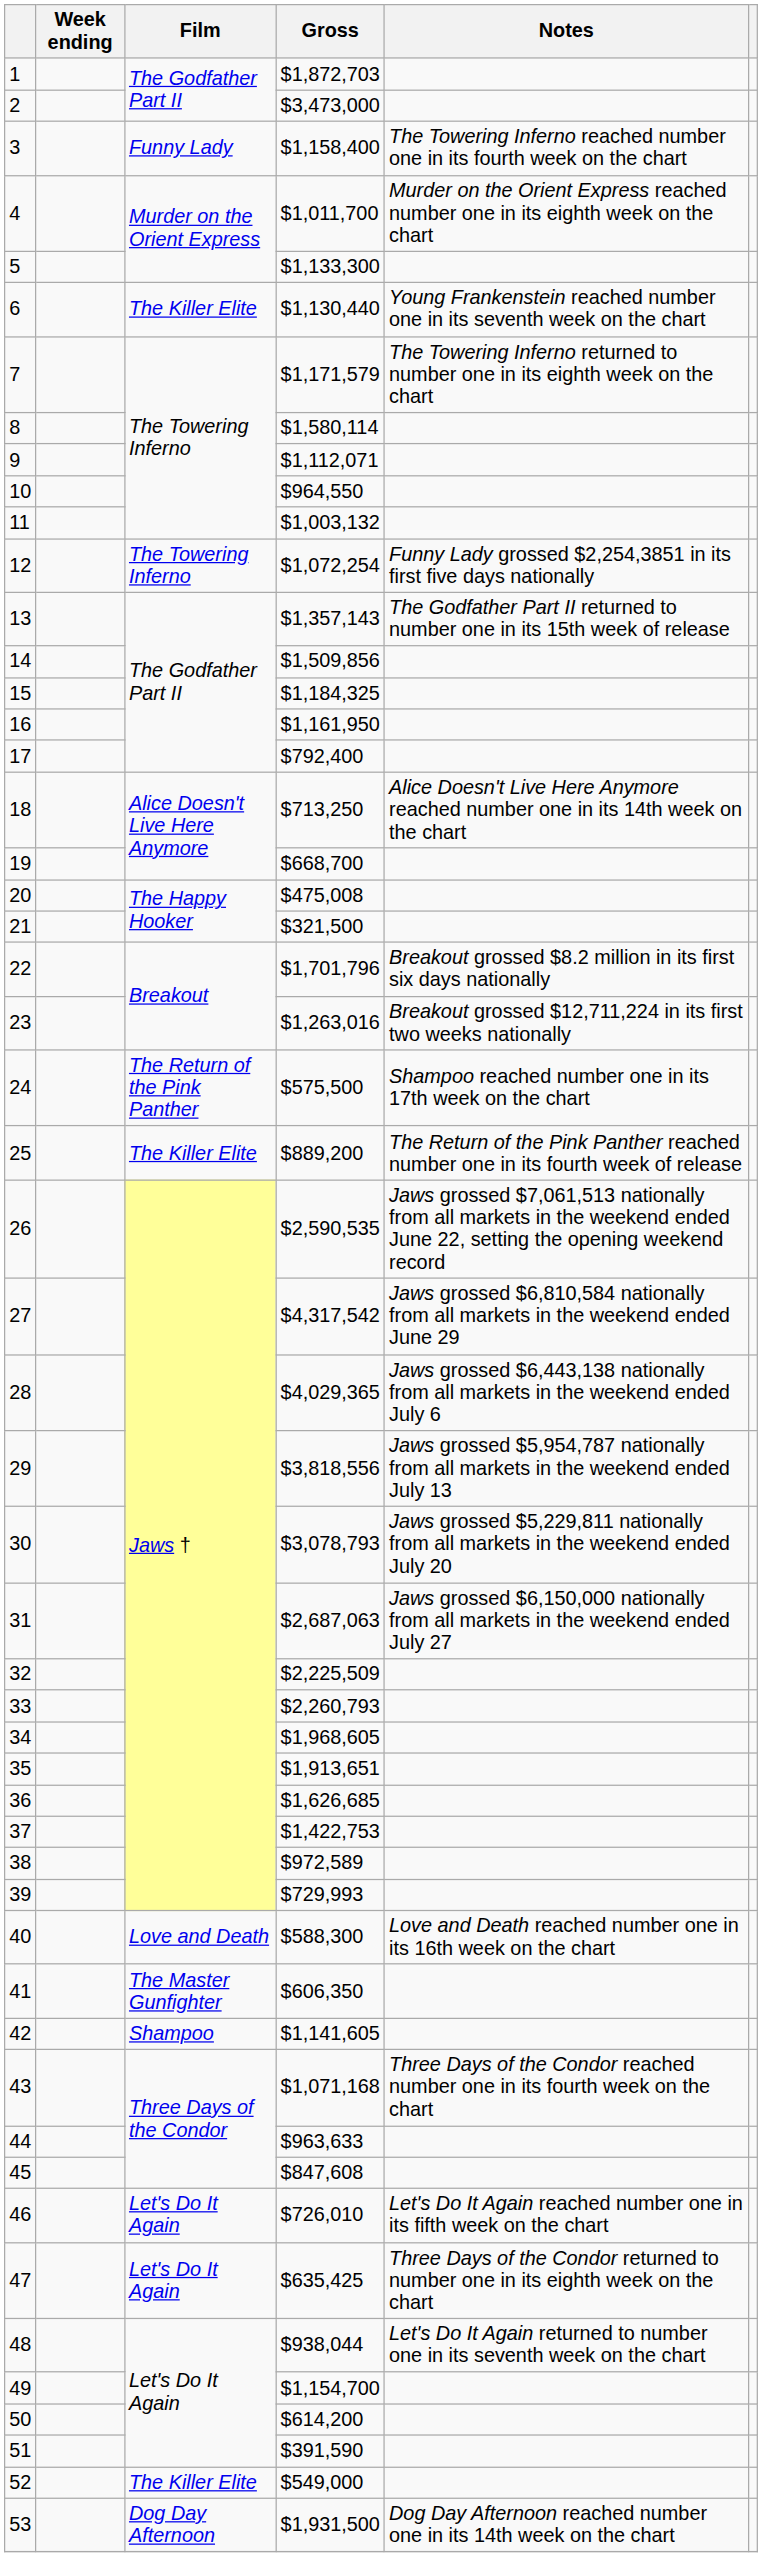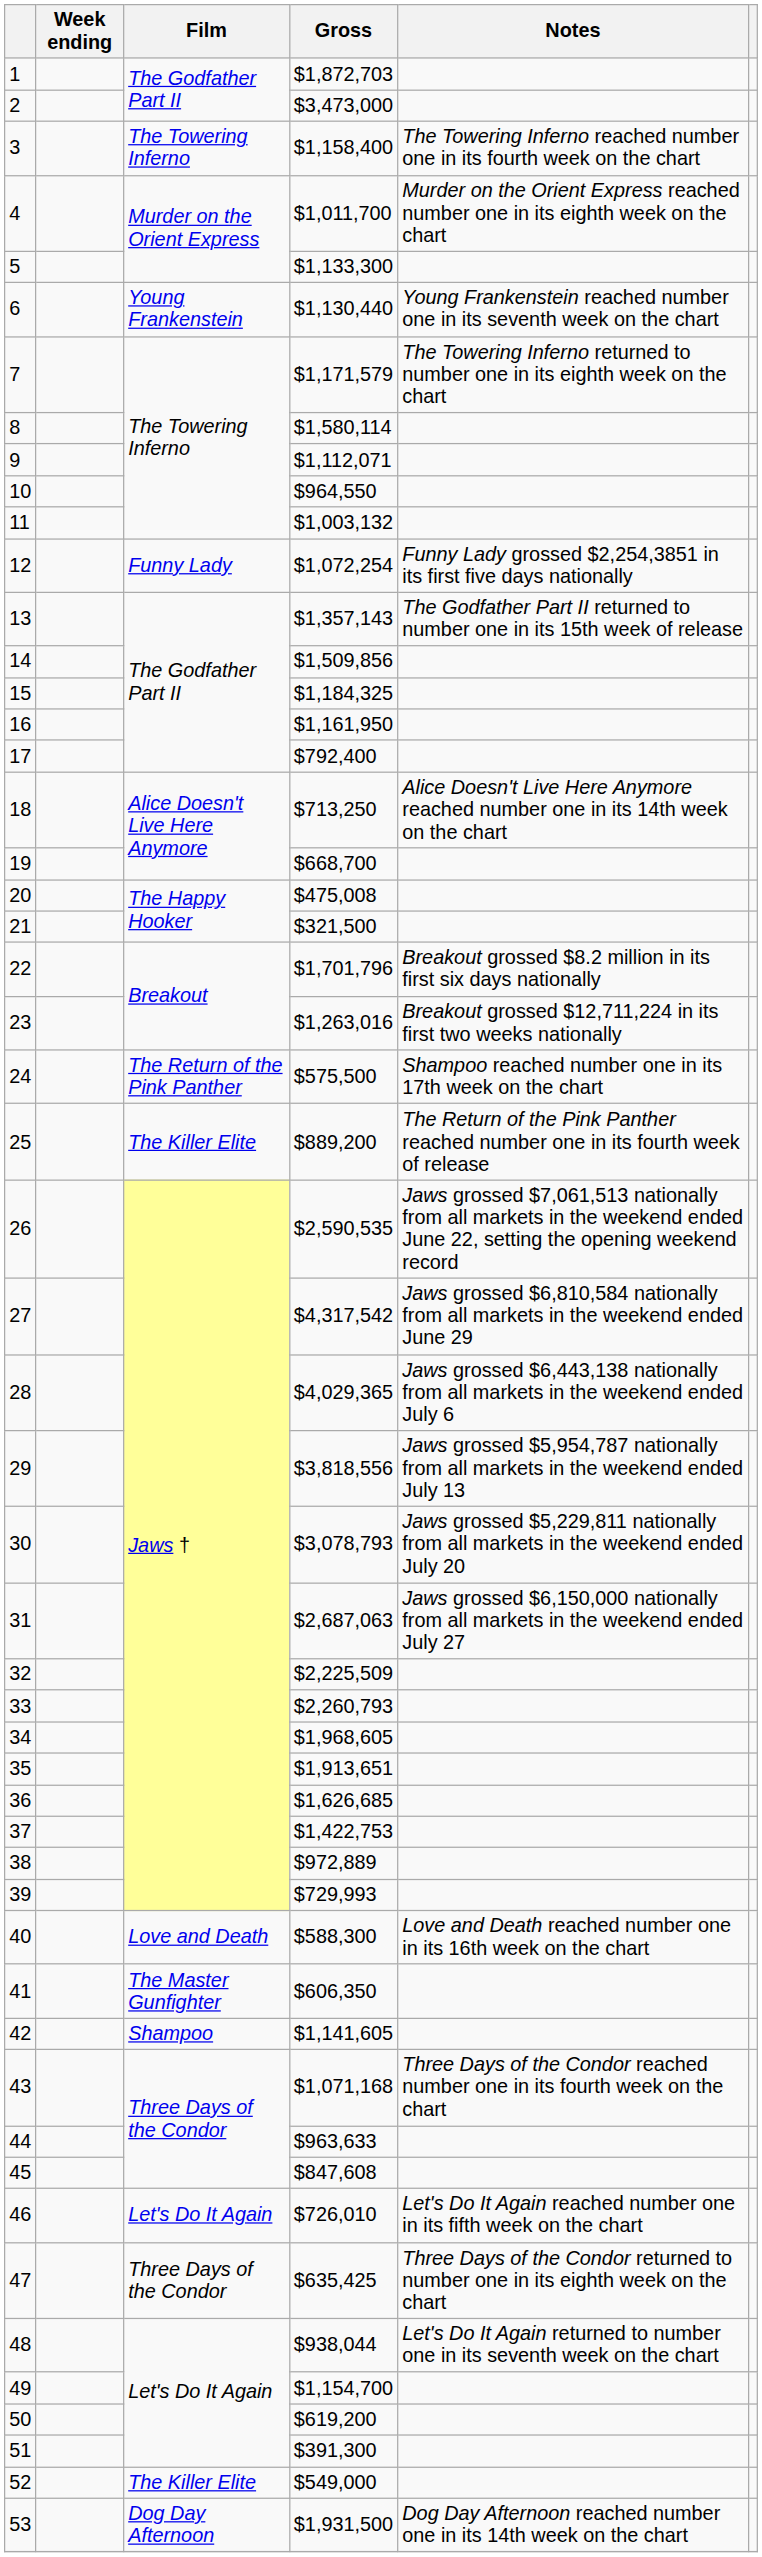(181, 148) Funny Lady -> (188, 148) The Towering Inferno
(193, 309) The Killer Elite -> (186, 309) Young Frankenstein
(189, 565) The Towering Inferno -> (180, 565) Funny Lady
(322, 1863) $972,589 -> (335, 1863) $972,889
(173, 2280) Let's Do It Again -> (190, 2280) Three Days of the Condor
(322, 2419) $614,200 -> (335, 2419) $619,200
(322, 2450) $391,590 -> (335, 2450) $391,300
